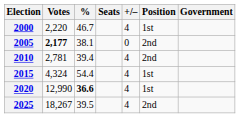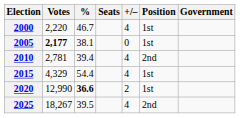(149, 43) 2nd -> (148, 43) 1st
(56, 74) 4,324 -> (56, 74) 4,329
(127, 89) 4 -> (127, 89) 2
